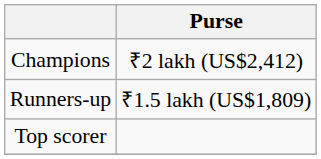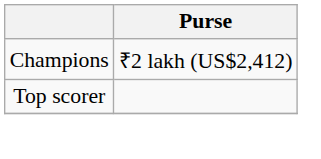- row: (60, 98)
